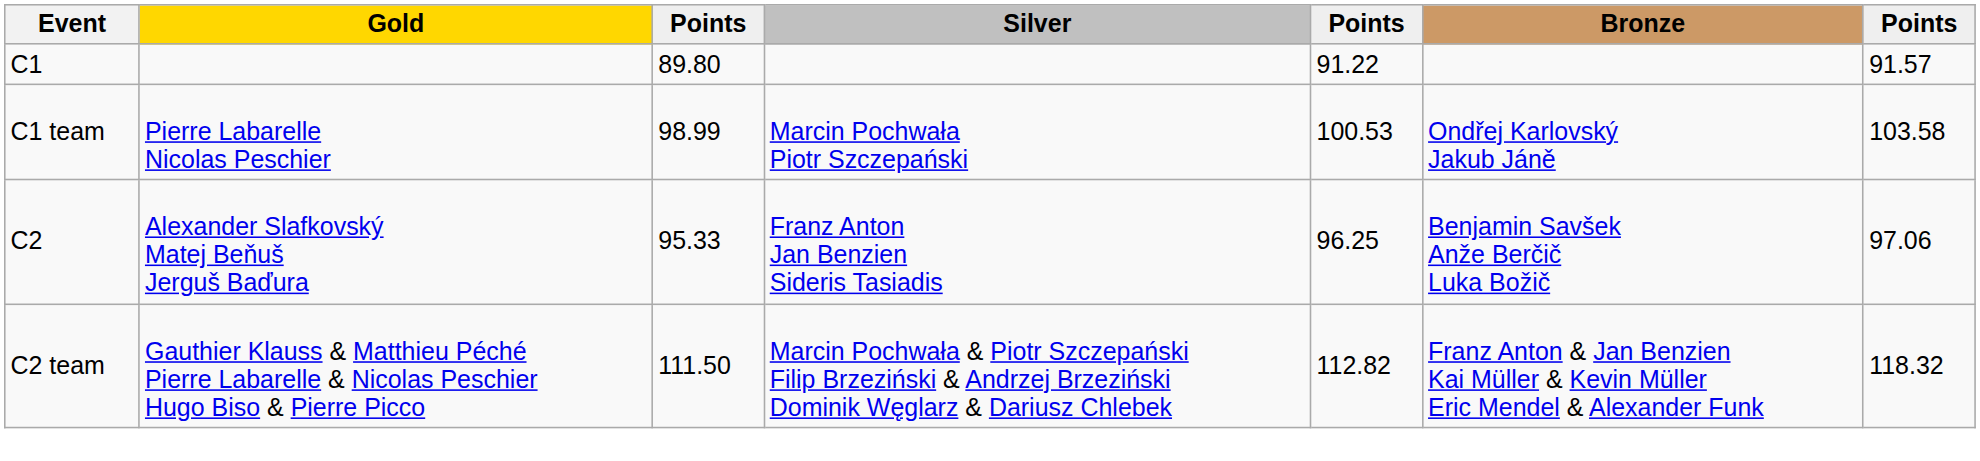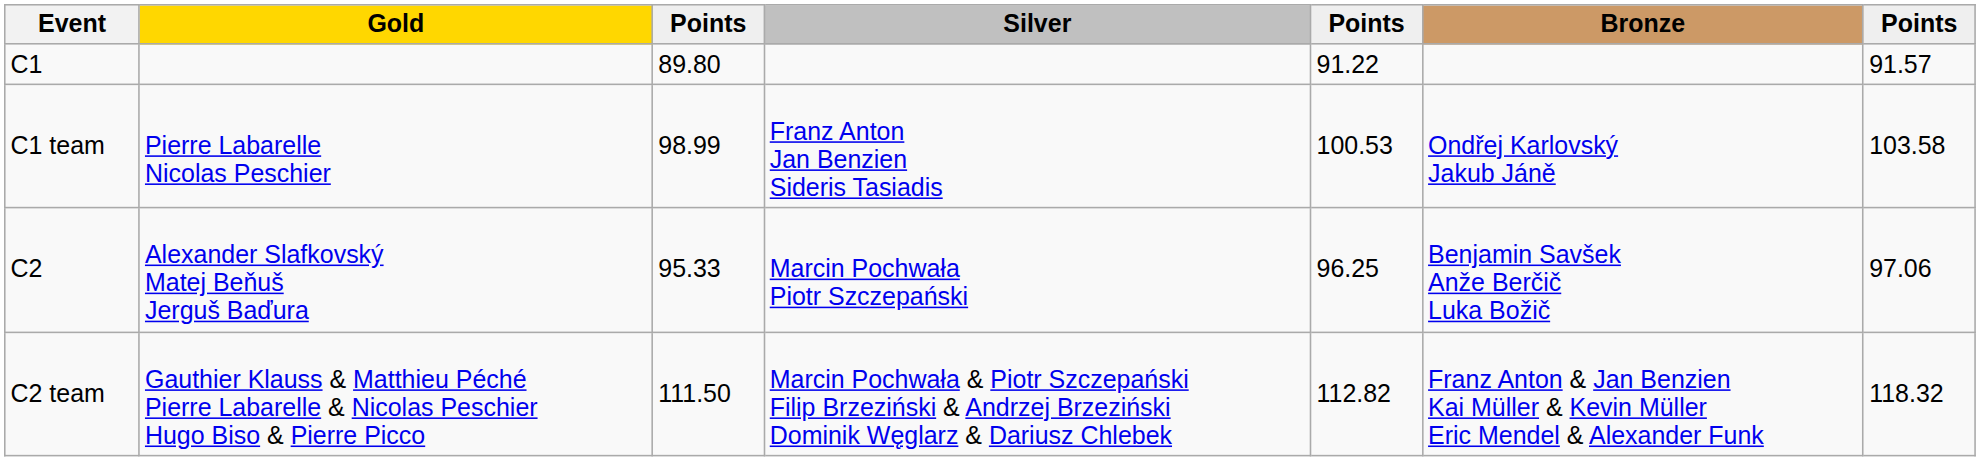(869, 145) Marcin Pochwała Piotr Szczepański -> (856, 159) Franz Anton Jan Benzien Sideris Tasiadis
(856, 255) Franz Anton Jan Benzien Sideris Tasiadis -> (869, 283) Marcin Pochwała Piotr Szczepański
